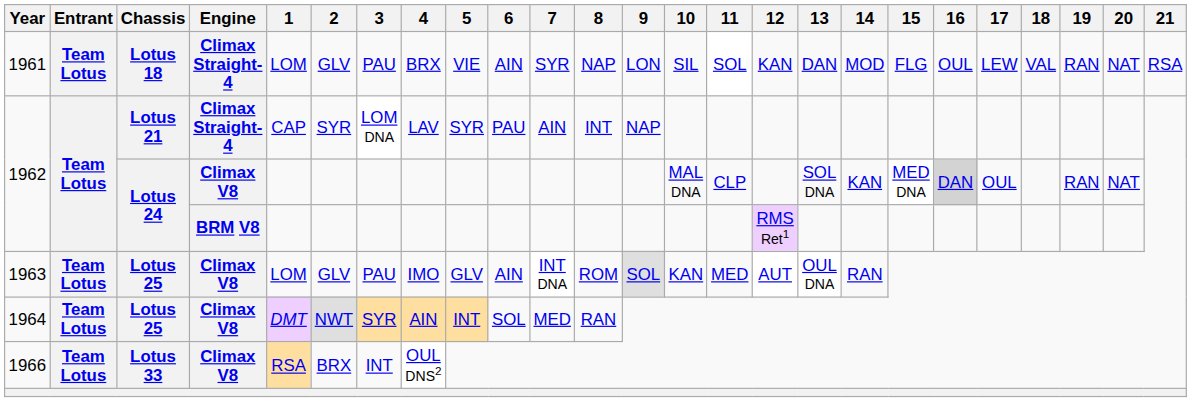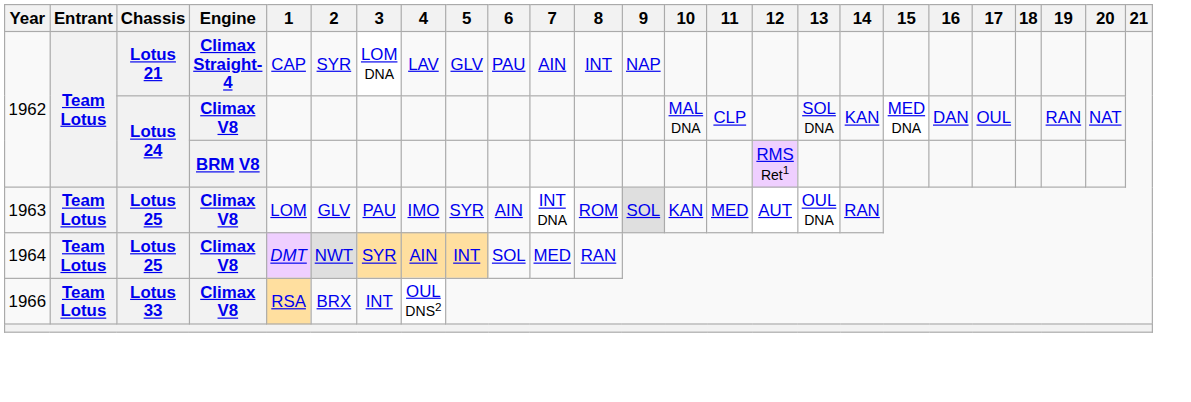- row: (27, 64)
(467, 128) SYR -> (467, 64) GLV
(955, 182) lightgrey background -> (951, 118) no background
(467, 274) GLV -> (467, 210) SYR
